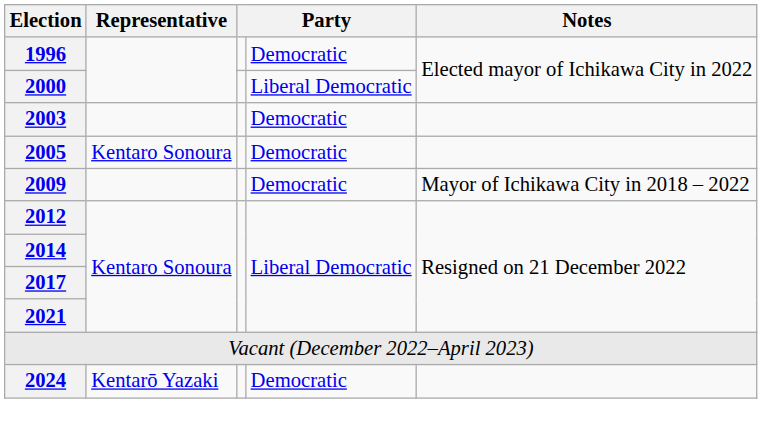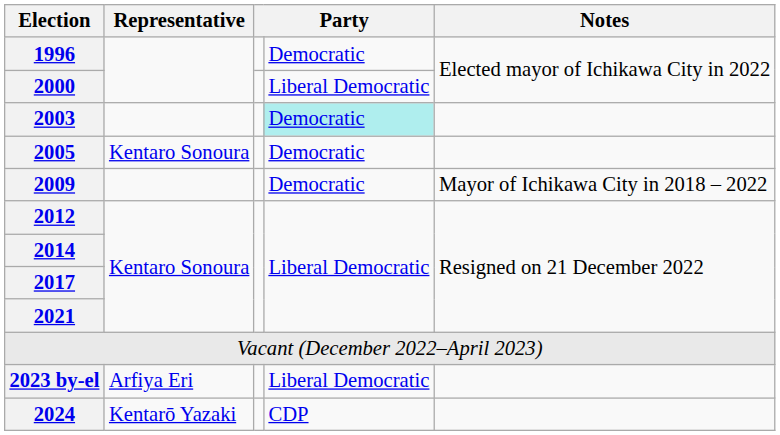(299, 119) no background -> (317, 119) paleturquoise background
+ row: (54, 380)
(299, 380) Democratic -> (288, 413) CDP
